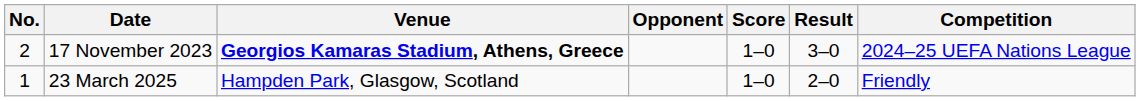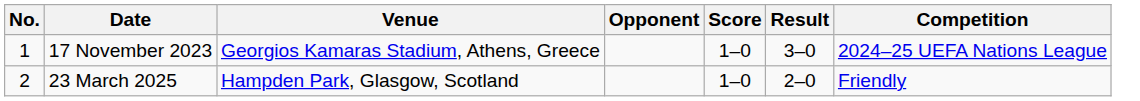(24, 50) 2 -> (24, 50) 1
(422, 50) bold -> (410, 50) normal
(24, 80) 1 -> (24, 80) 2
